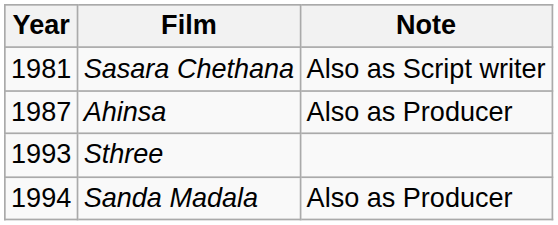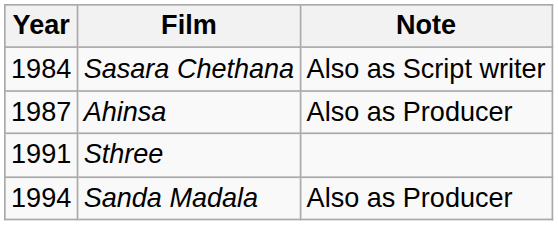(41, 68) 1981 -> (41, 68) 1984
(41, 154) 1993 -> (41, 154) 1991
